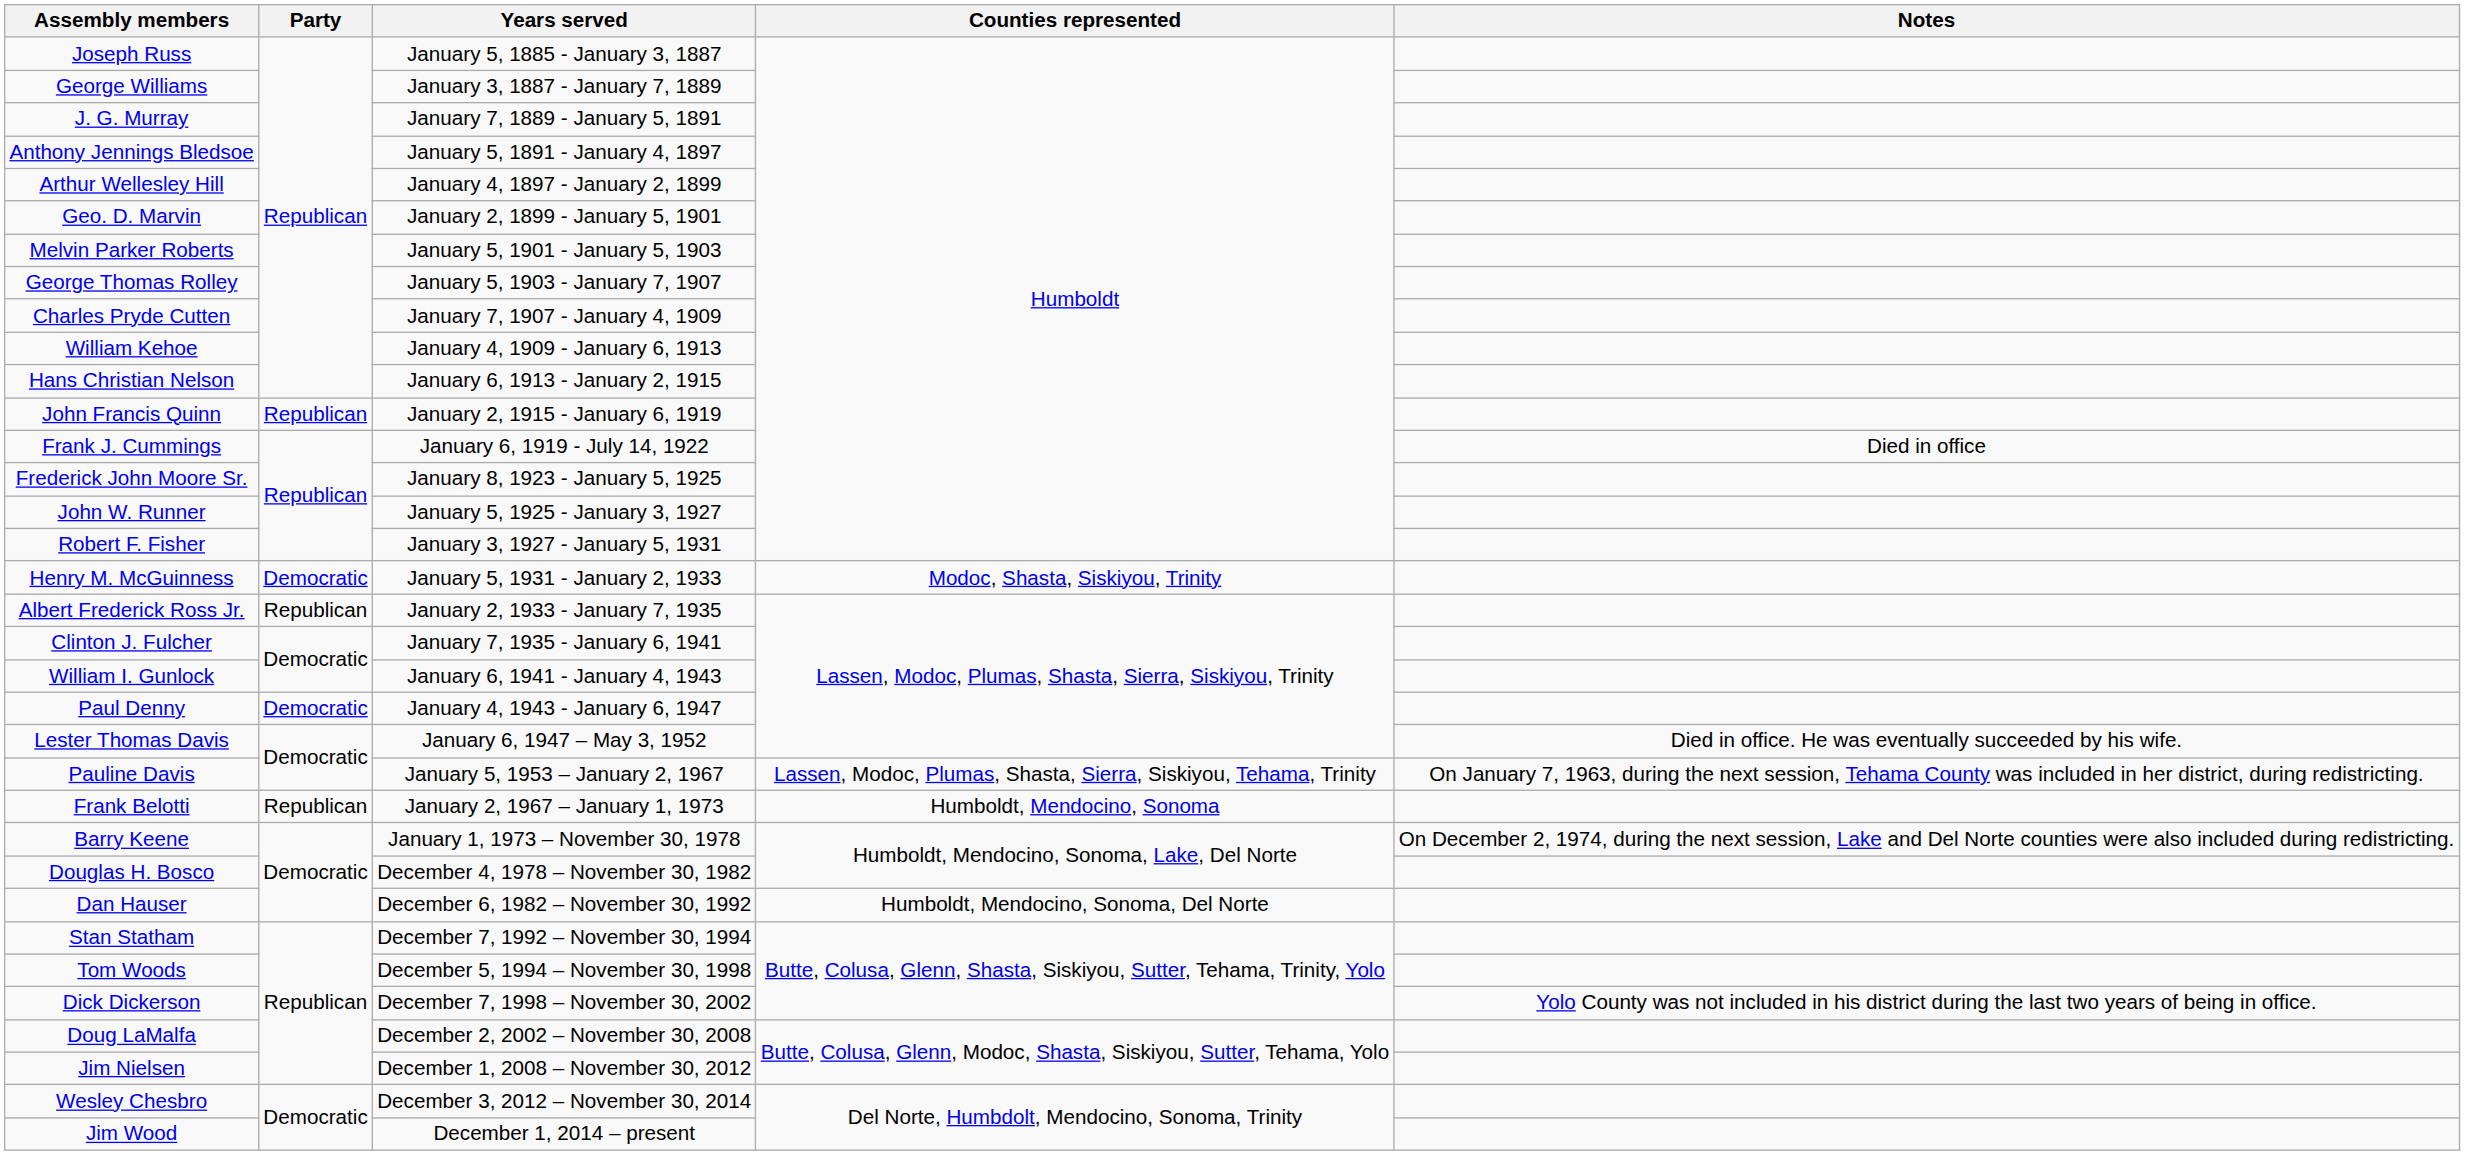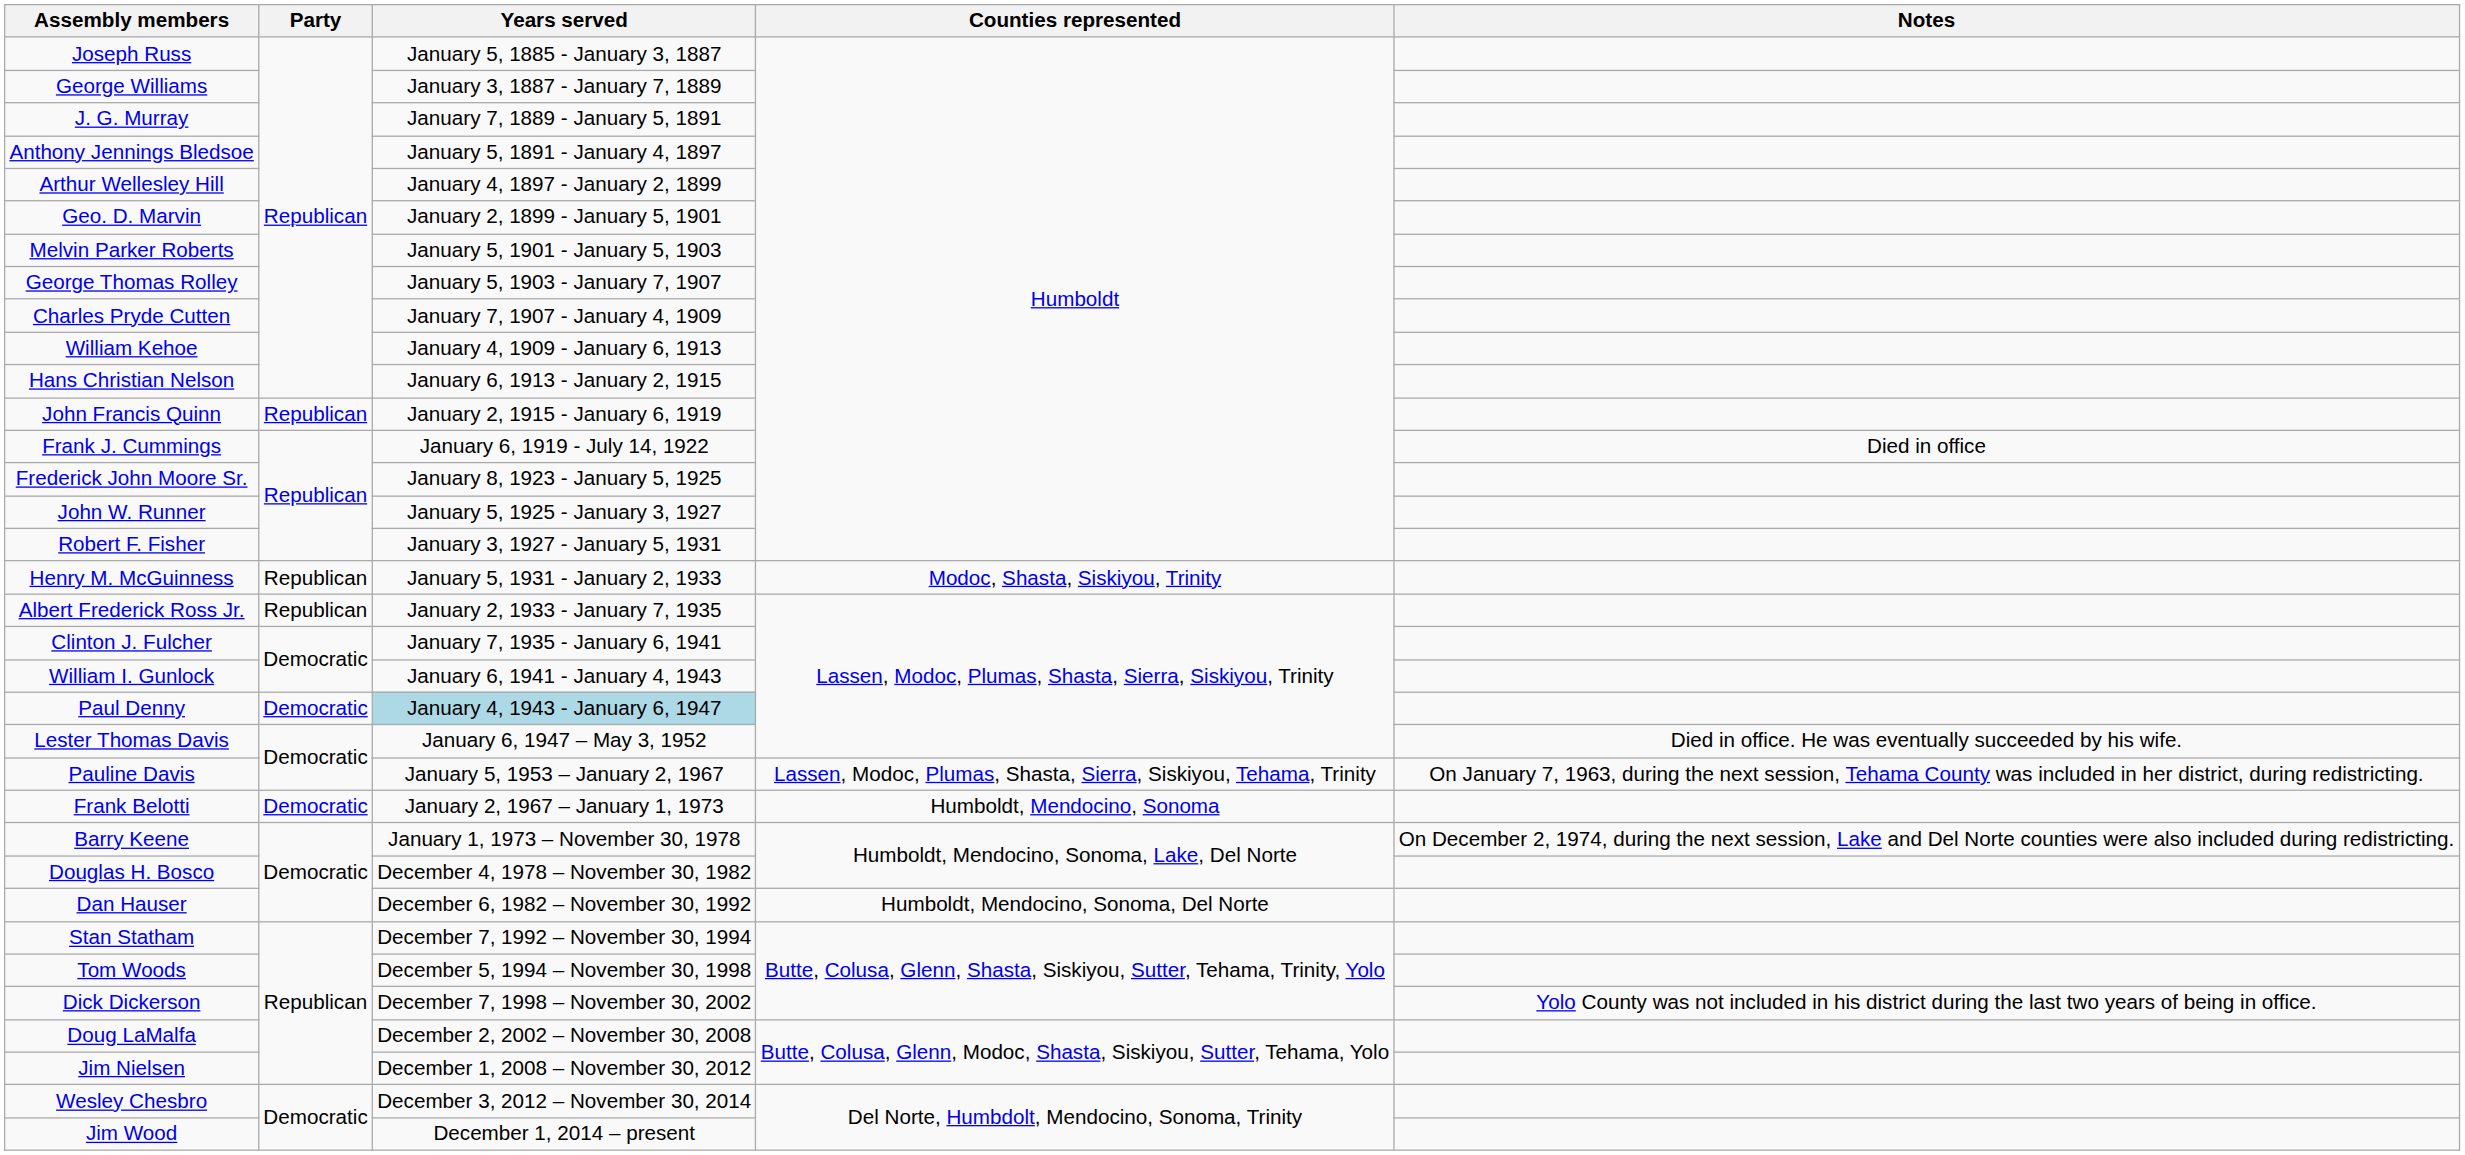(316, 577) Democratic -> (316, 577) Republican
(564, 708) no background -> (564, 708) lightblue background
(316, 806) Republican -> (316, 806) Democratic
